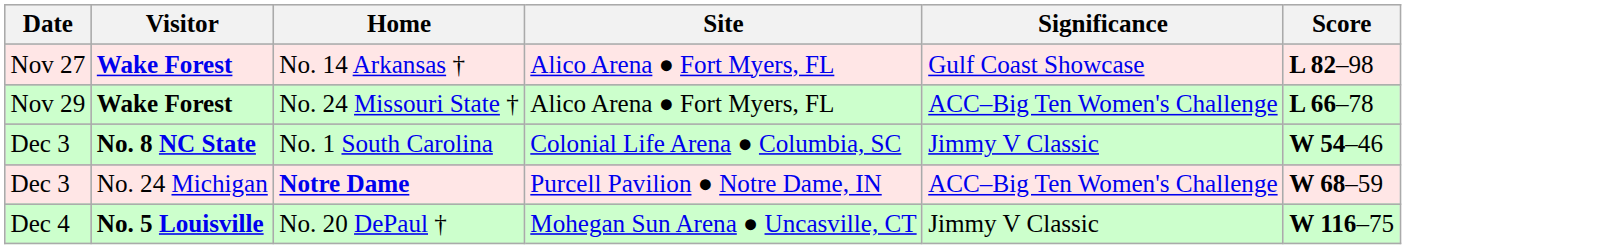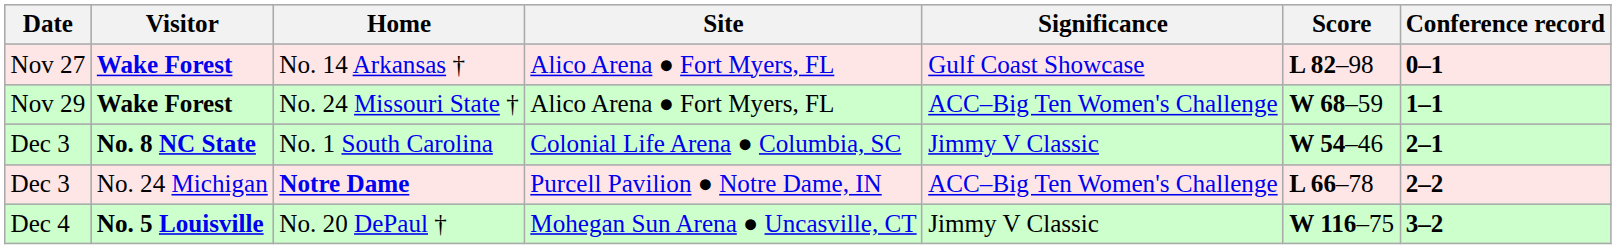+ column: (1505, 24)
(1331, 104) L 66–78 -> (1336, 104) W 68–59
(1336, 183) W 68–59 -> (1331, 183) L 66–78
